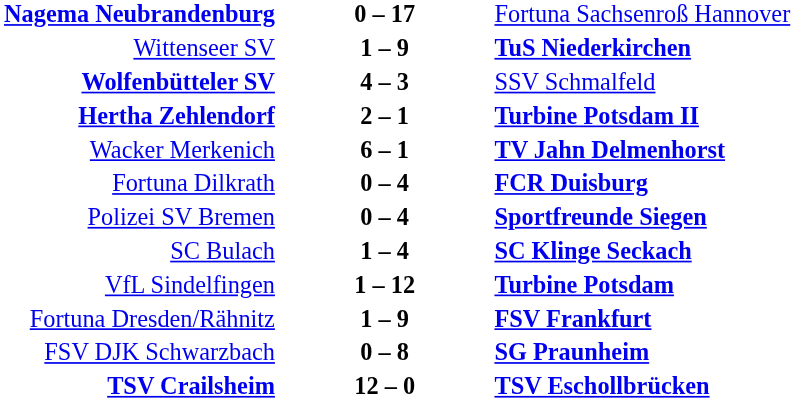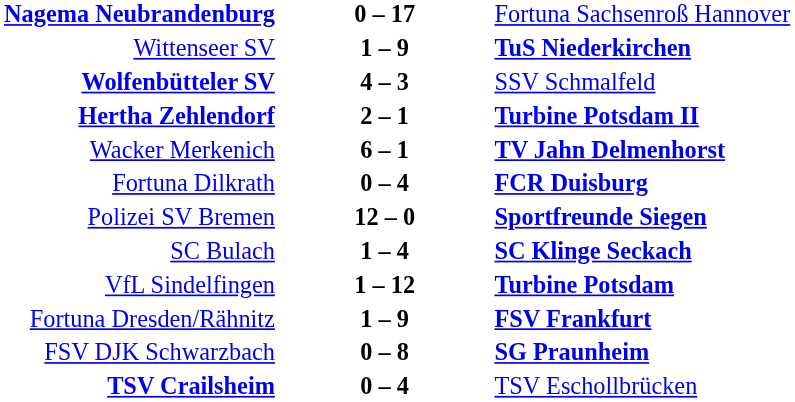(385, 217) 0 – 4 -> (385, 217) 12 – 0
(385, 386) 12 – 0 -> (385, 386) 0 – 4
(602, 386) bold -> (596, 386) normal
